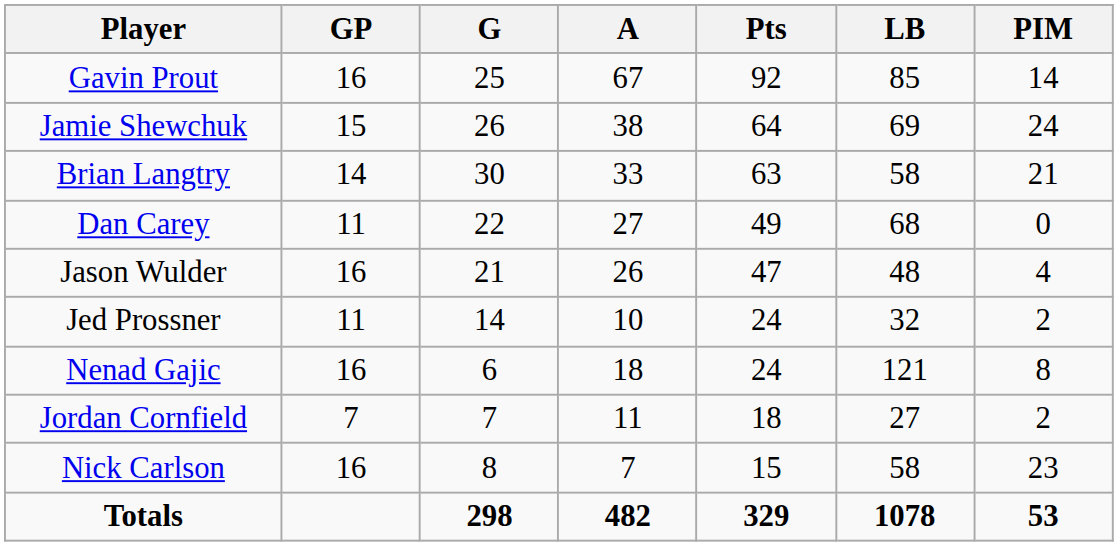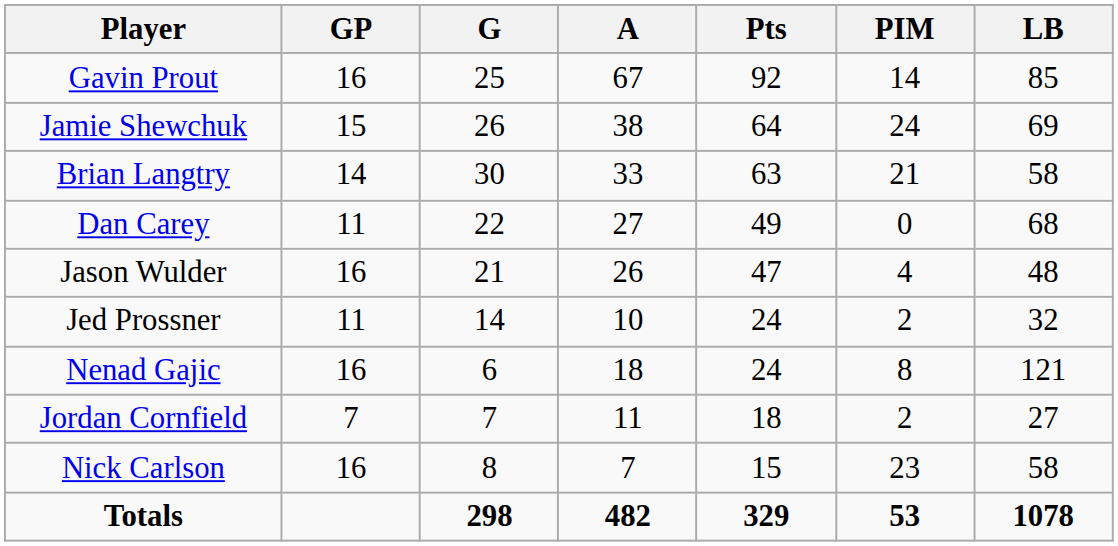columns swapped: (905, 28) <-> (1043, 28)
